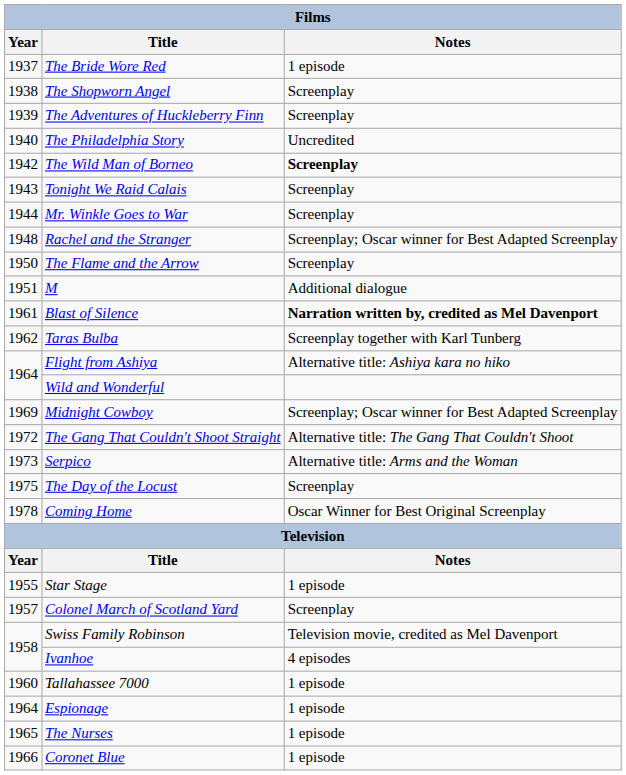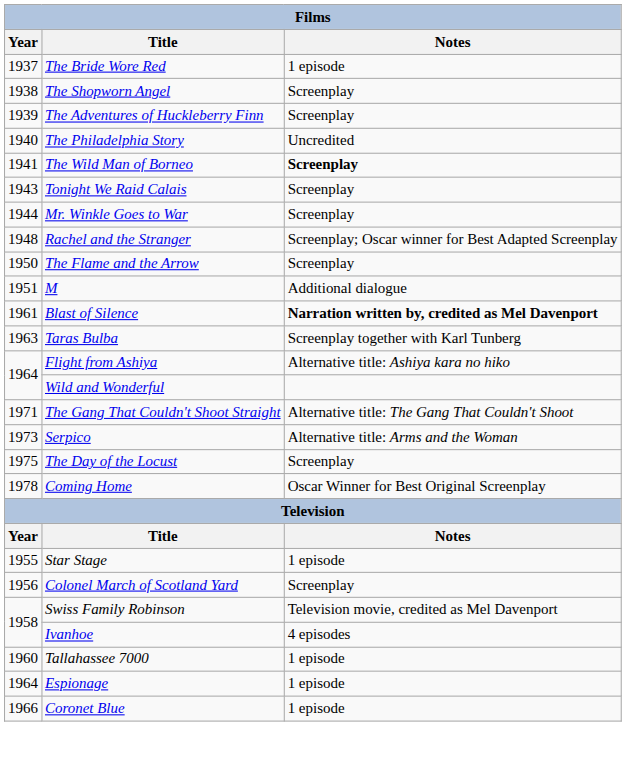(23, 165) 1942 -> (23, 165) 1941
(23, 338) 1962 -> (23, 338) 1963
- row: (99, 412)
(23, 437) 1972 -> (23, 412) 1971
(23, 610) 1957 -> (23, 585) 1956
- row: (79, 733)
